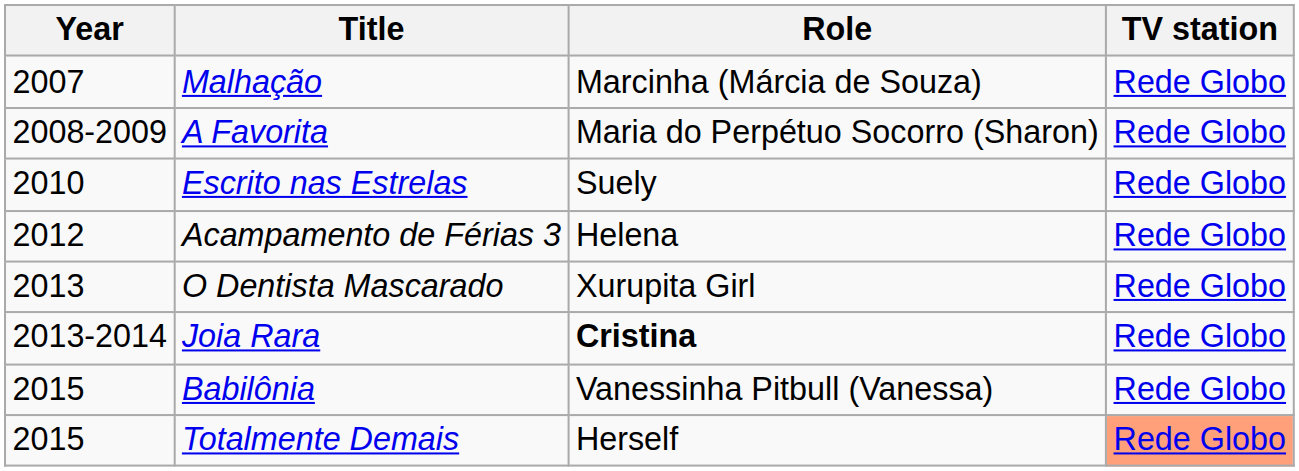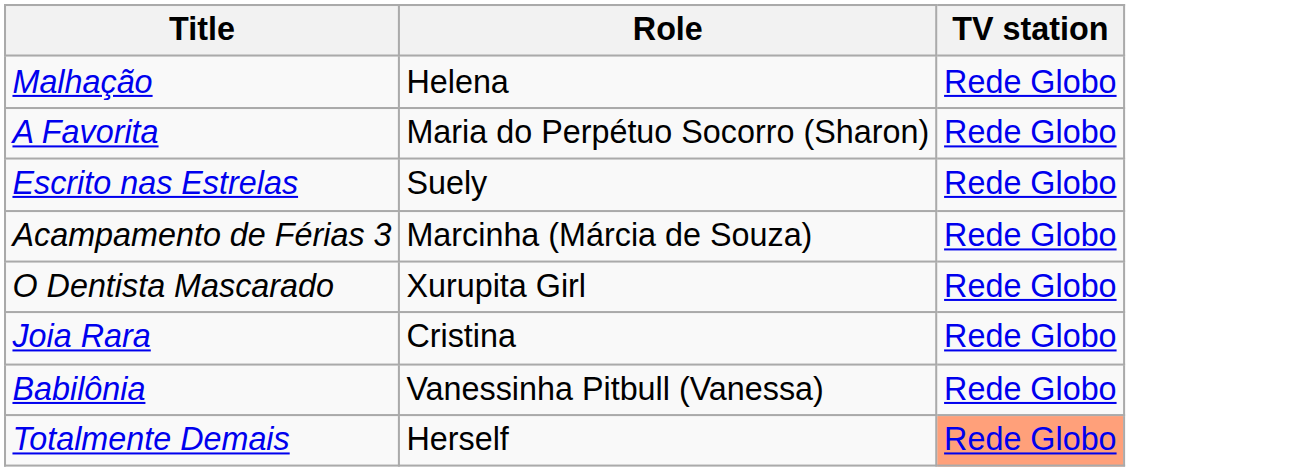- column: (90, 30)
(779, 81) Marcinha (Márcia de Souza) -> (458, 81) Helena
(627, 235) Helena -> (609, 235) Marcinha (Márcia de Souza)
(636, 337) bold -> (461, 337) normal
